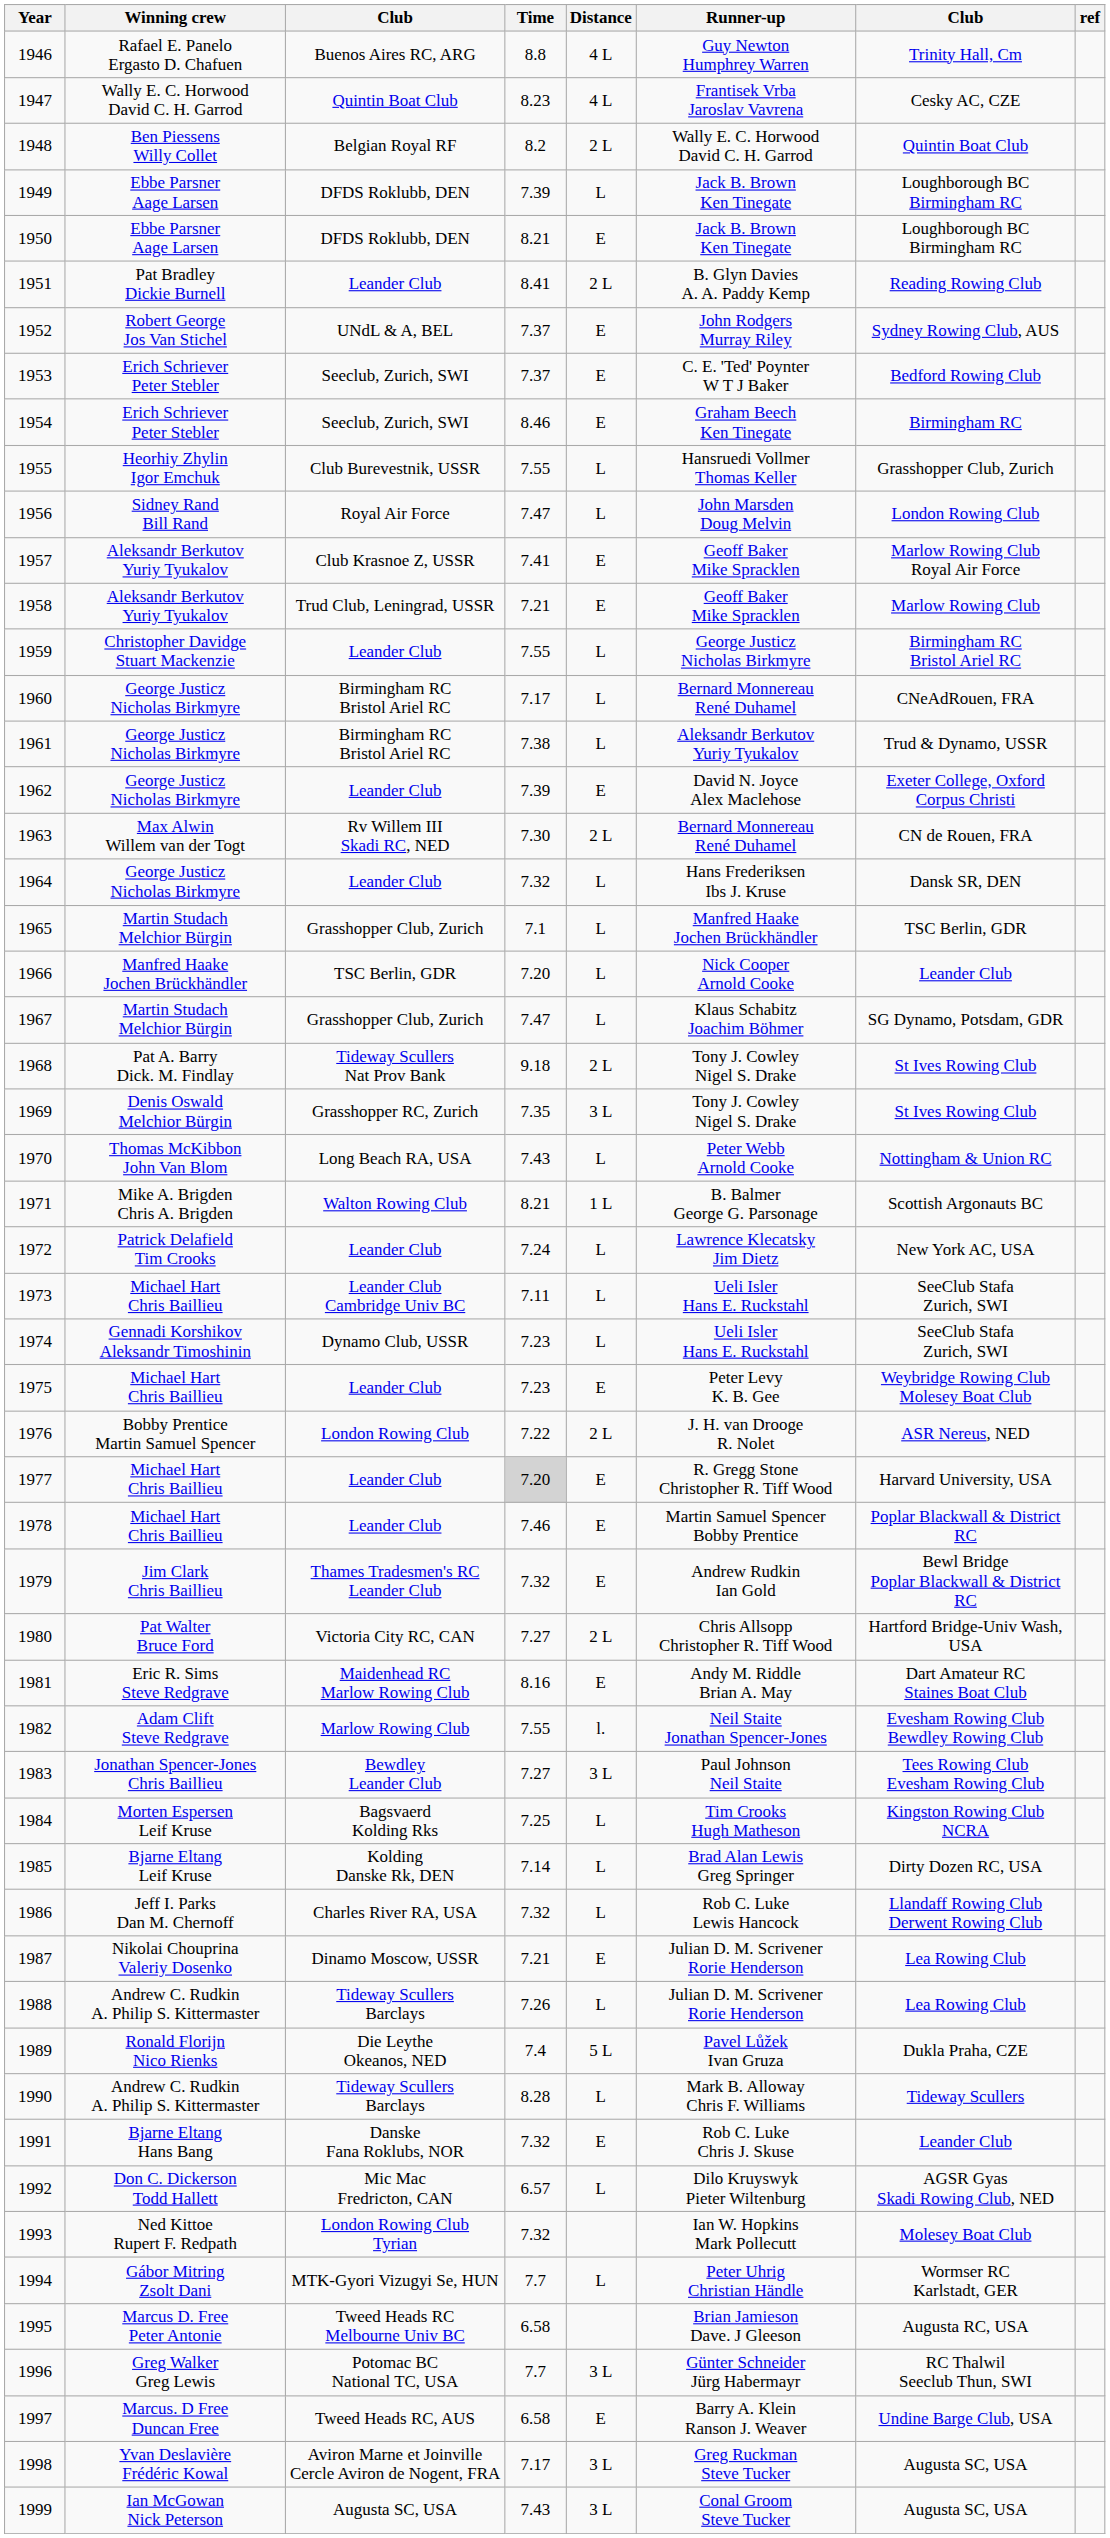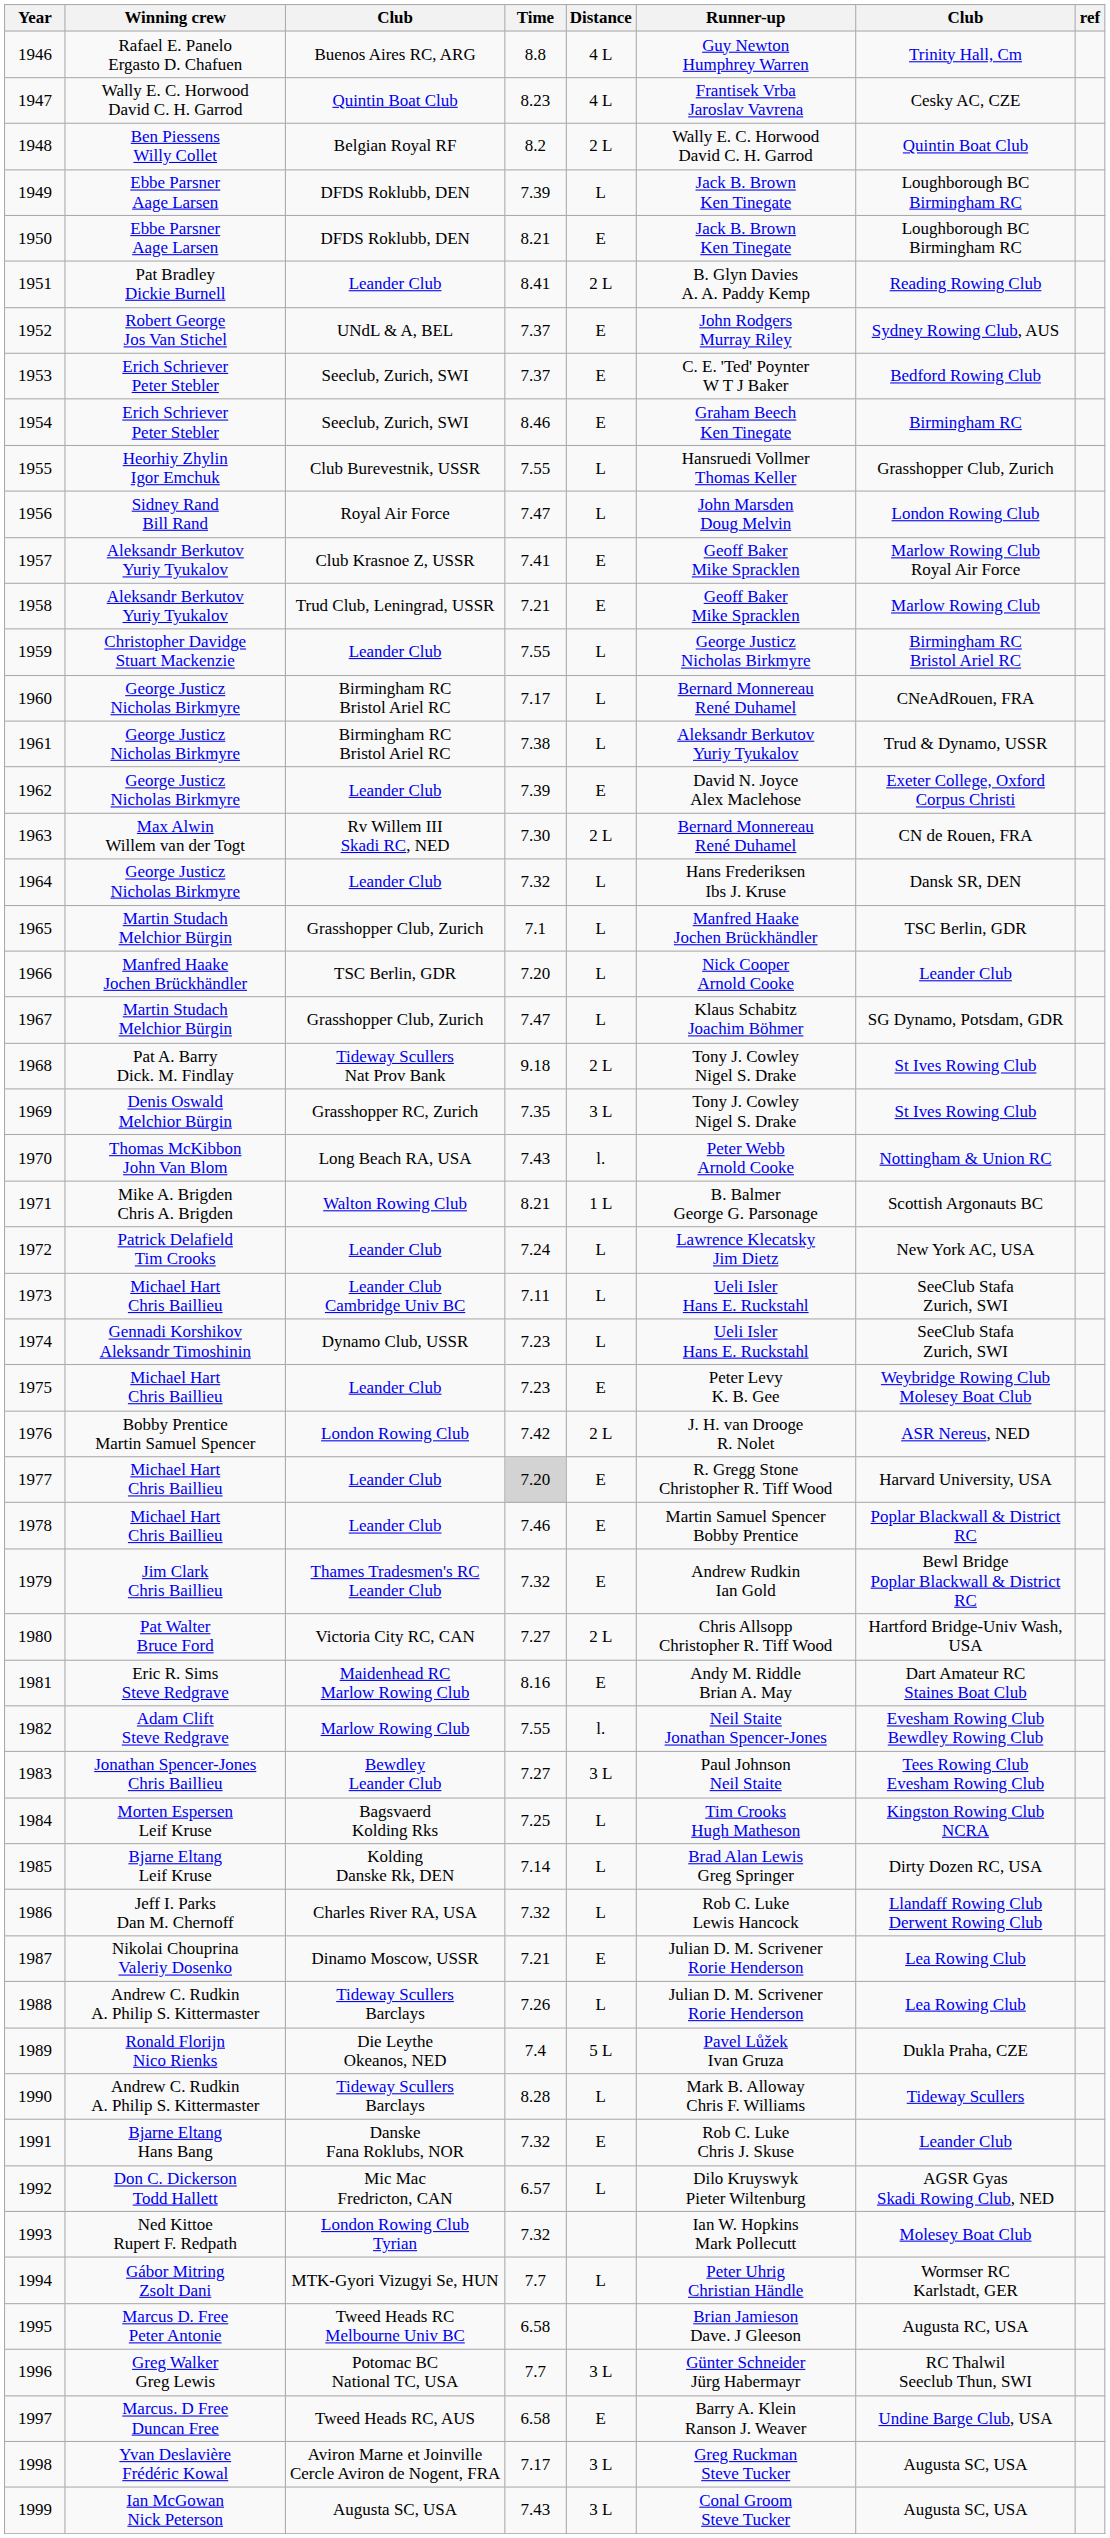(601, 1157) L -> (601, 1157) l.
(535, 1433) 7.22 -> (535, 1433) 7.42
